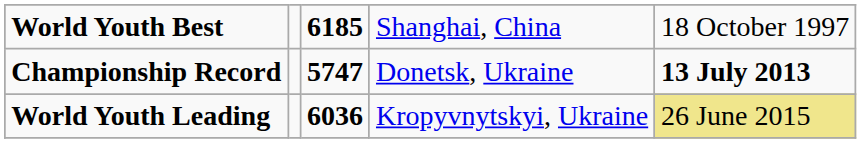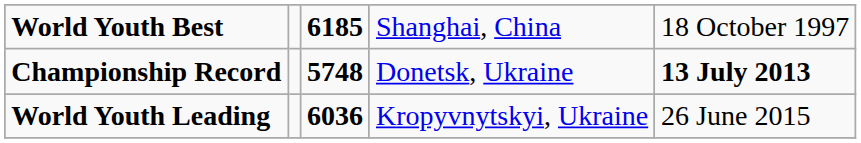(335, 71) 5747 -> (335, 71) 5748
(736, 115) khaki background -> (736, 115) no background
